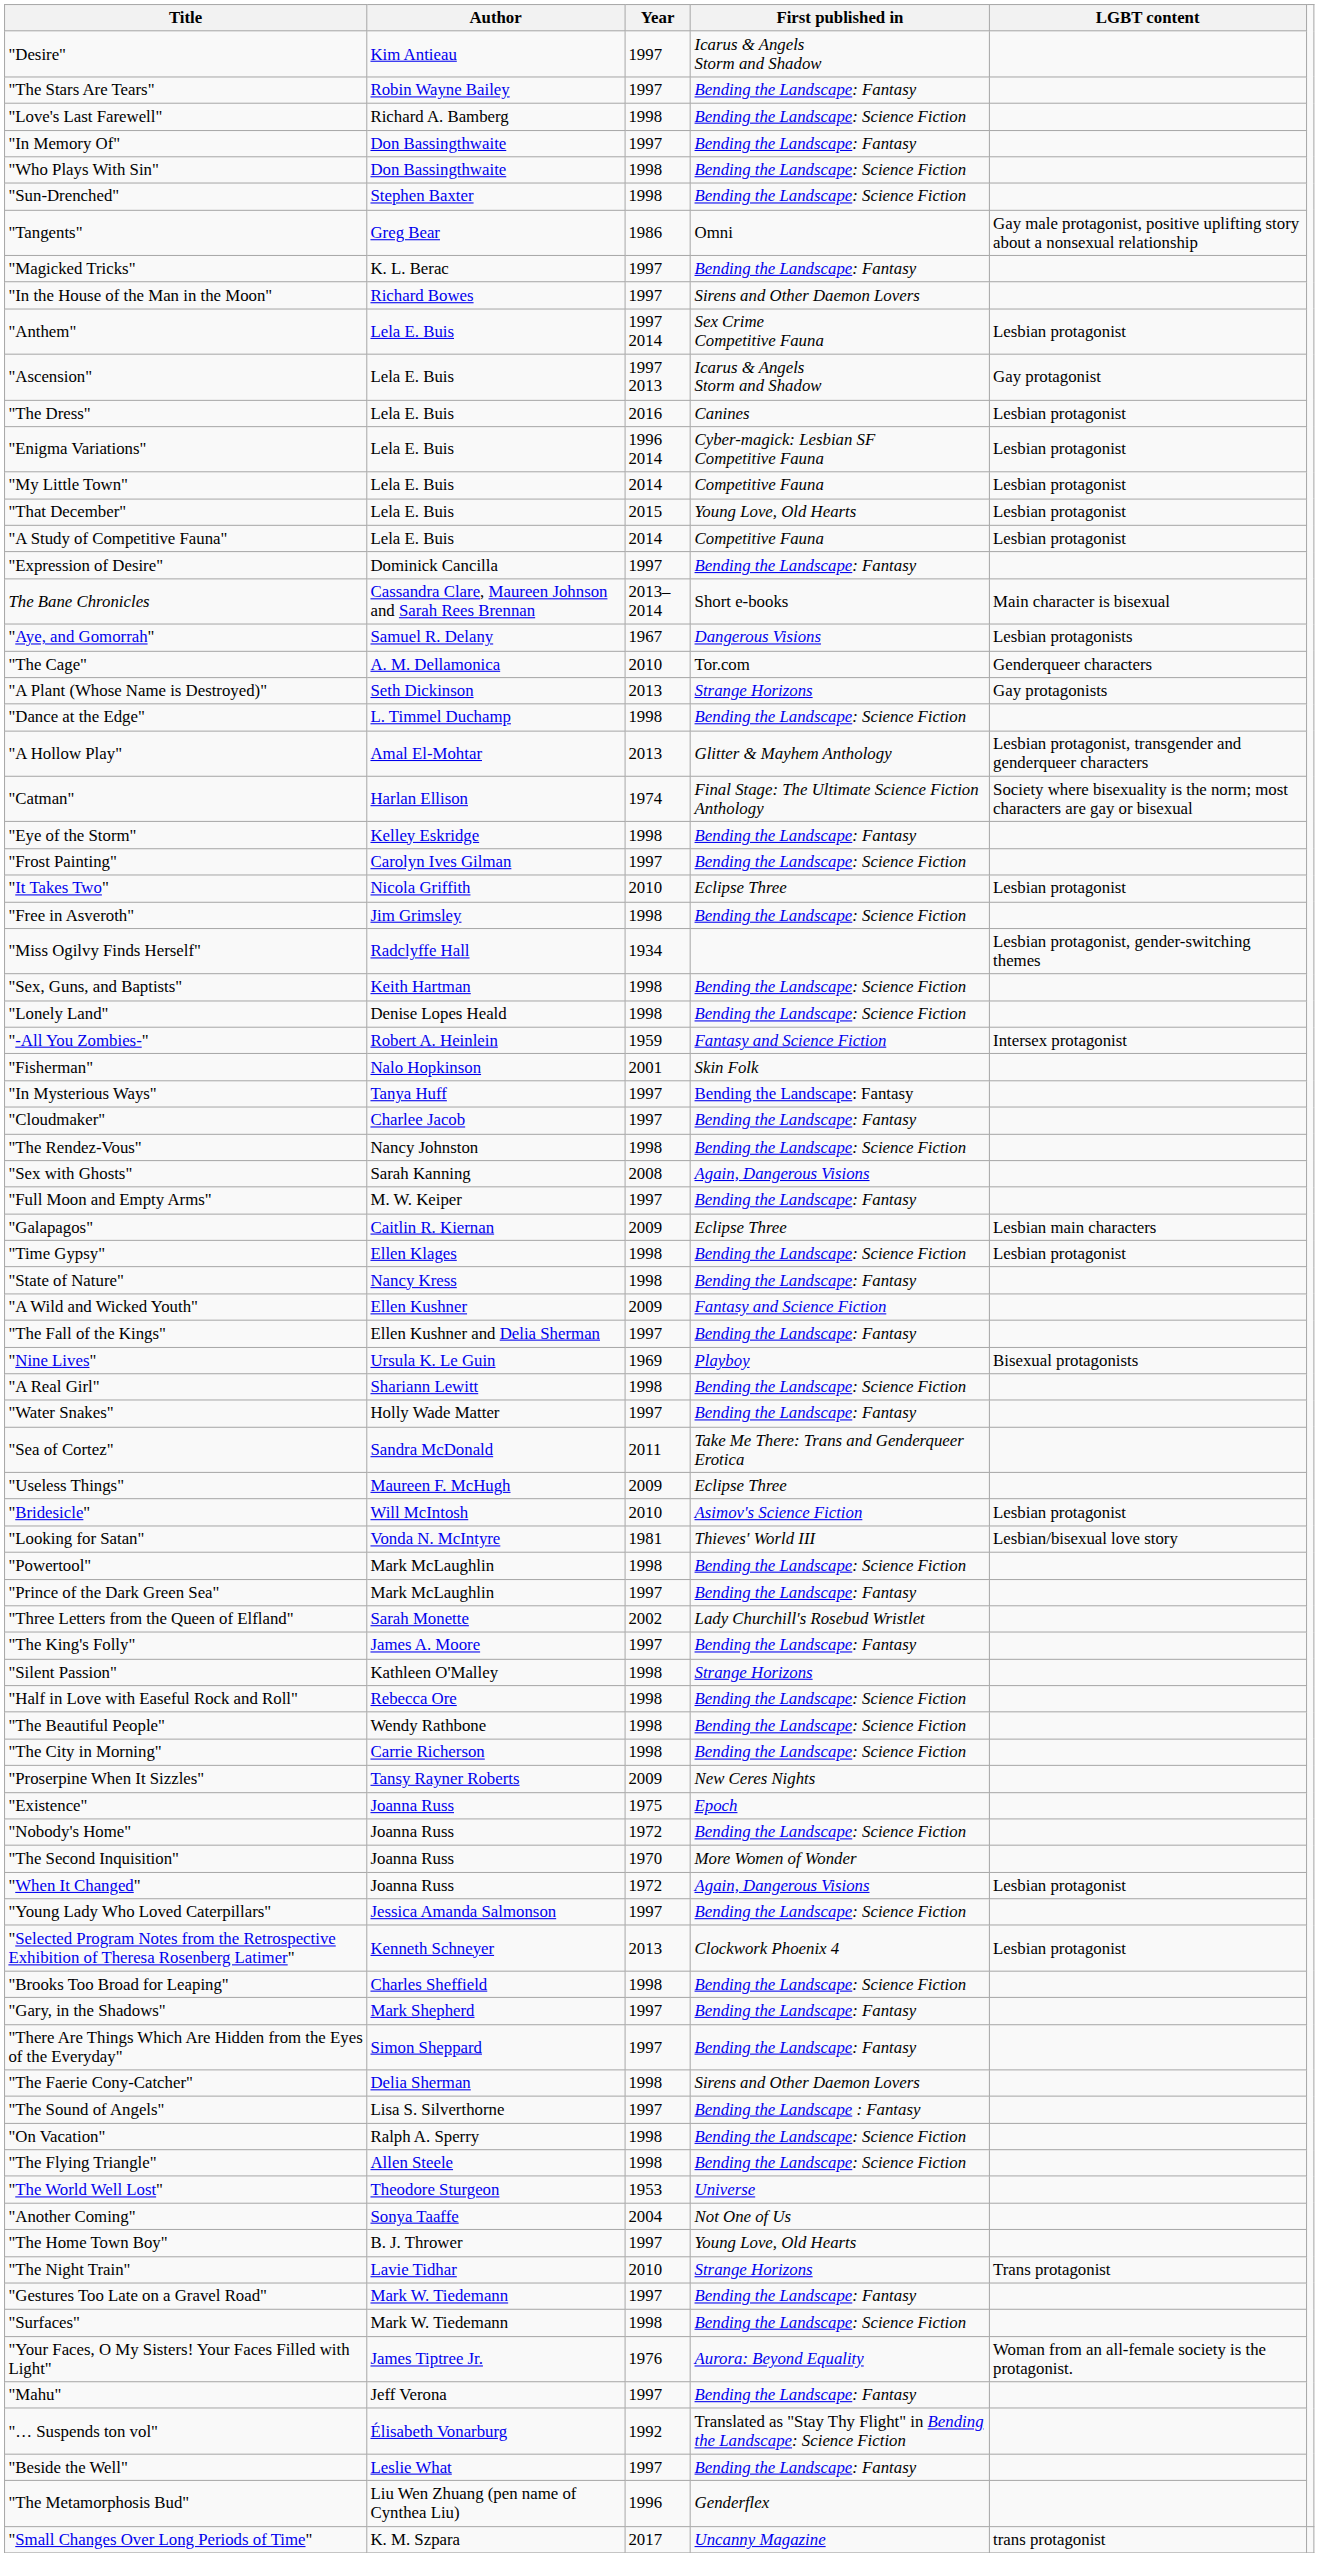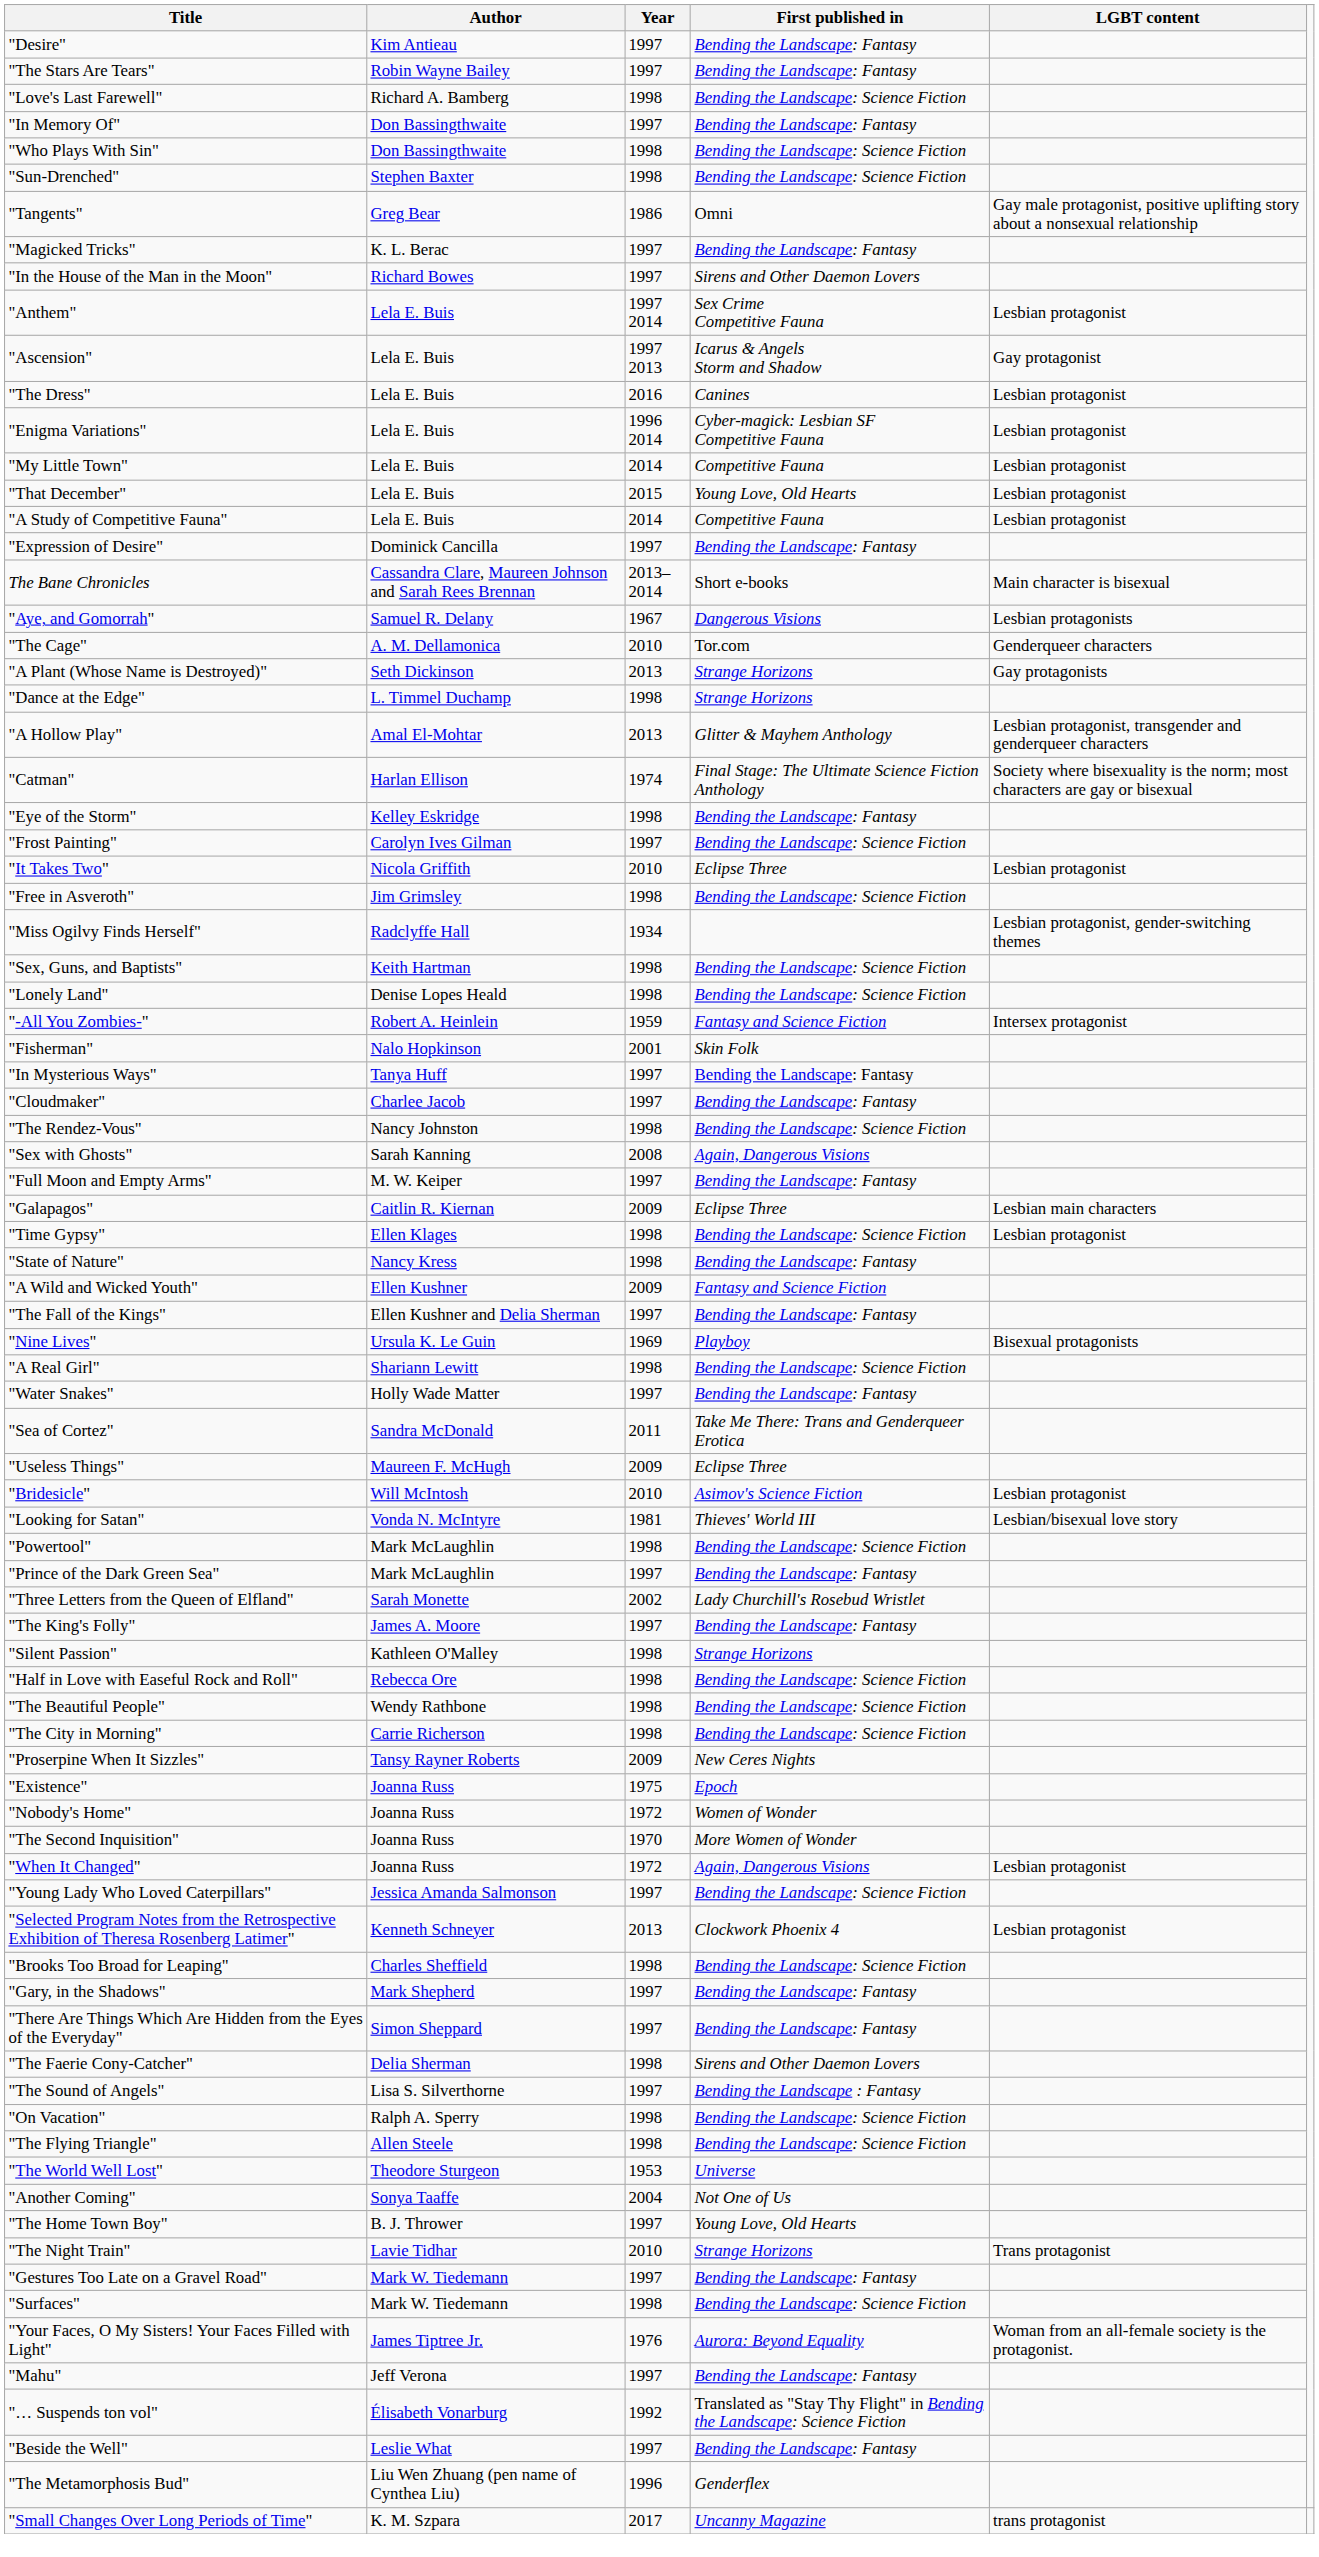(758, 53) Icarus & Angels Storm and Shadow -> (805, 44) Bending the Landscape: Fantasy
(830, 717) Bending the Landscape: Science Fiction -> (754, 698) Strange Horizons
(830, 1832) Bending the Landscape: Science Fiction -> (756, 1813) Women of Wonder
